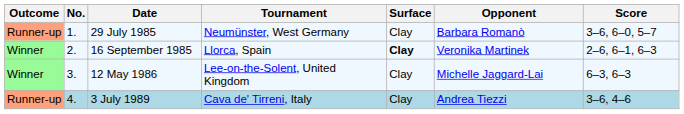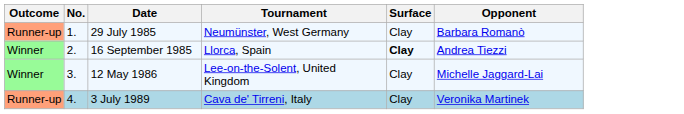- column: (631, 13)
(483, 50) Veronika Martinek -> (472, 50) Andrea Tiezzi
(472, 99) Andrea Tiezzi -> (483, 99) Veronika Martinek
